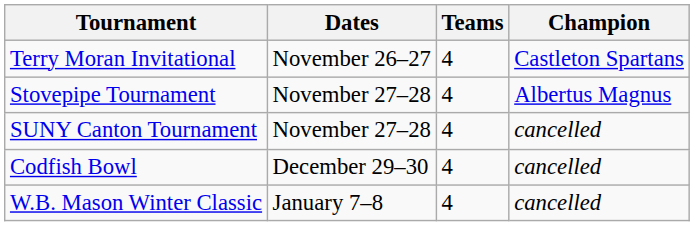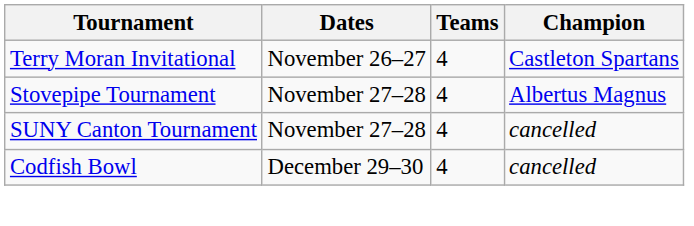- row: (136, 202)
